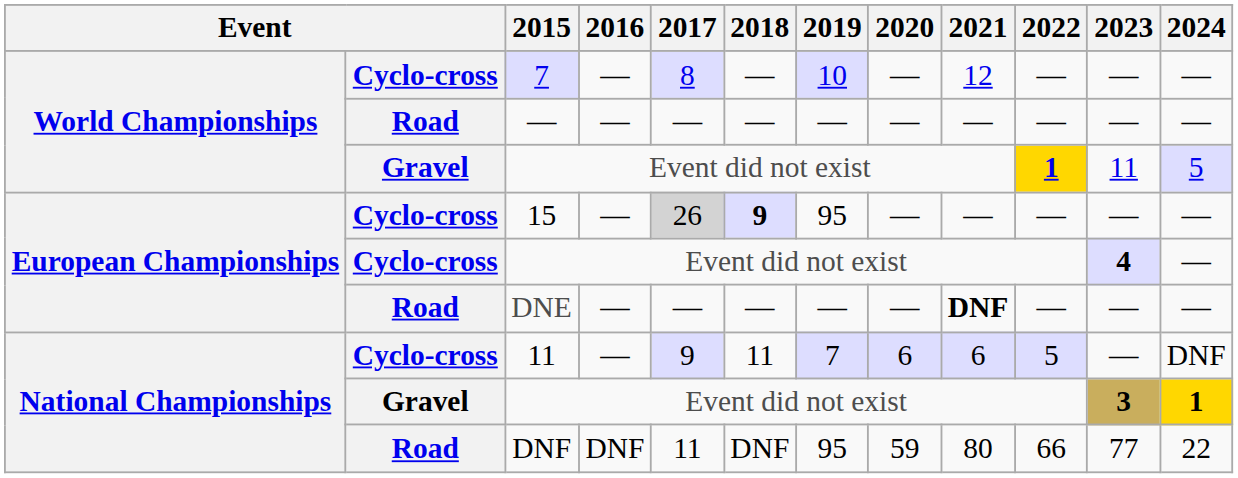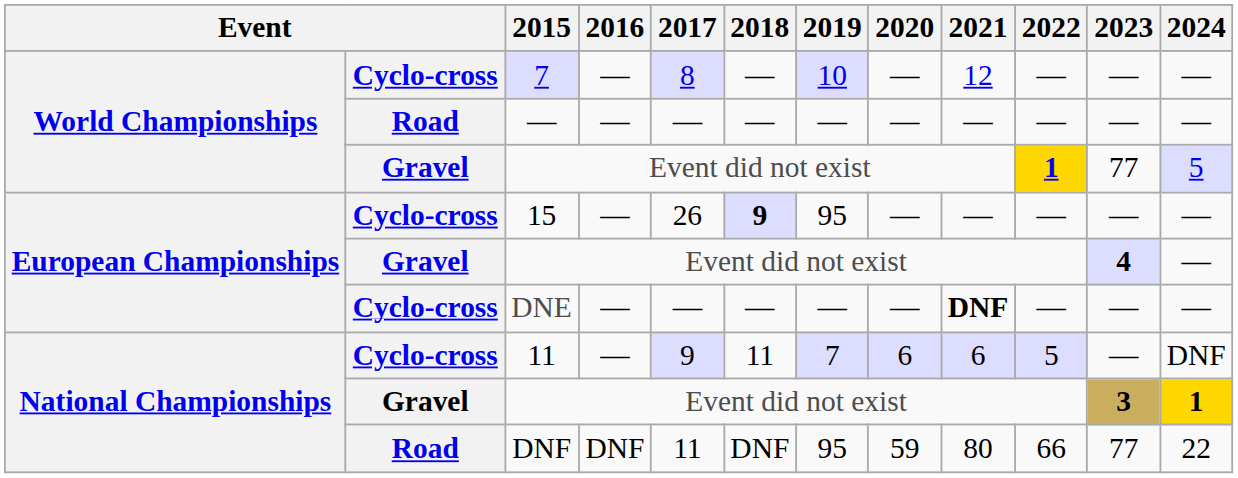(1124, 167) 11 -> (1124, 167) 77
(687, 214) lightgrey background -> (687, 214) no background
(425, 261) Cyclo-cross -> (425, 261) Gravel
(425, 307) Road -> (425, 307) Cyclo-cross
